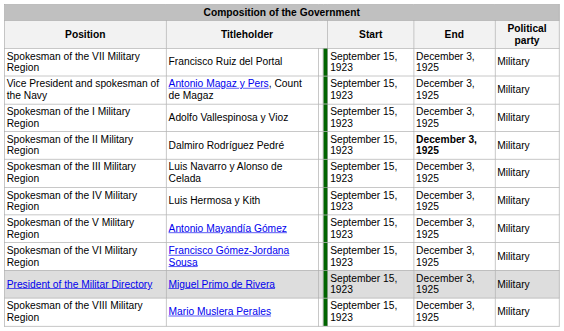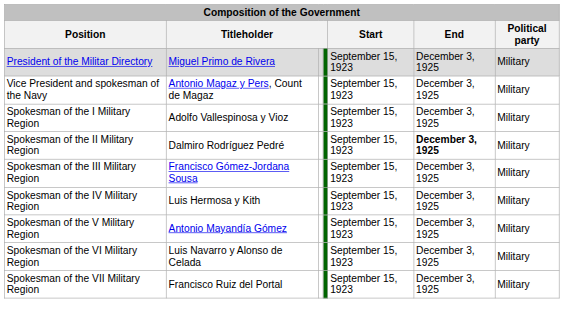rows swapped: (80, 284) <-> (73, 62)
(225, 173) Luis Navarro y Alonso de Celada -> (229, 173) Francisco Gómez-Jordana Sousa
(229, 256) Francisco Gómez-Jordana Sousa -> (225, 256) Luis Navarro y Alonso de Celada
- row: (75, 312)
